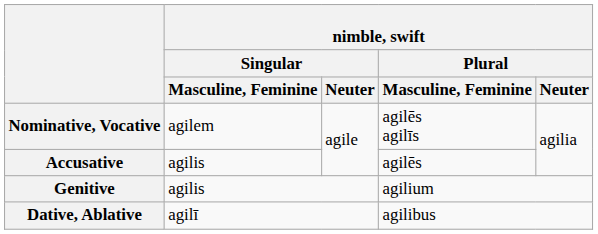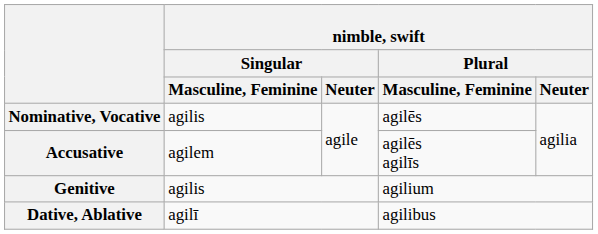(191, 126) agilem -> (186, 116) agilis
(402, 126) agilēs agilīs -> (402, 116) agilēs
(186, 162) agilis -> (191, 152) agilem
(402, 162) agilēs -> (402, 152) agilēs agilīs
